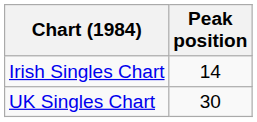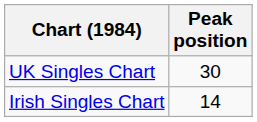rows swapped: (82, 101) <-> (87, 71)
